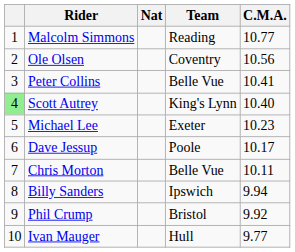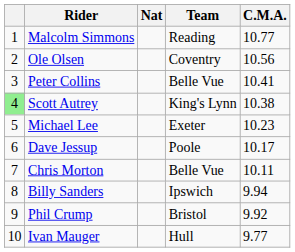(259, 103) 10.40 -> (259, 103) 10.38
